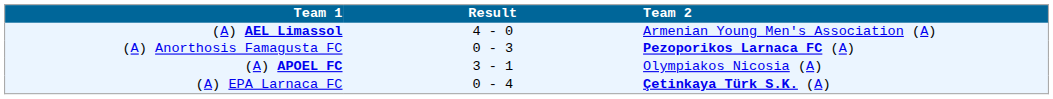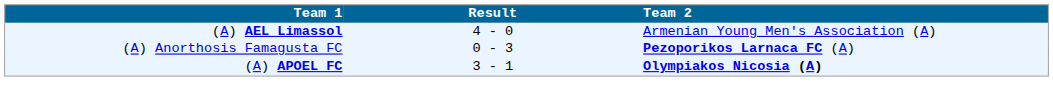(733, 67) normal -> (733, 67) bold
- row: (269, 84)
